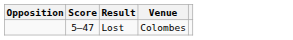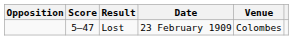+ column: (186, 12)
